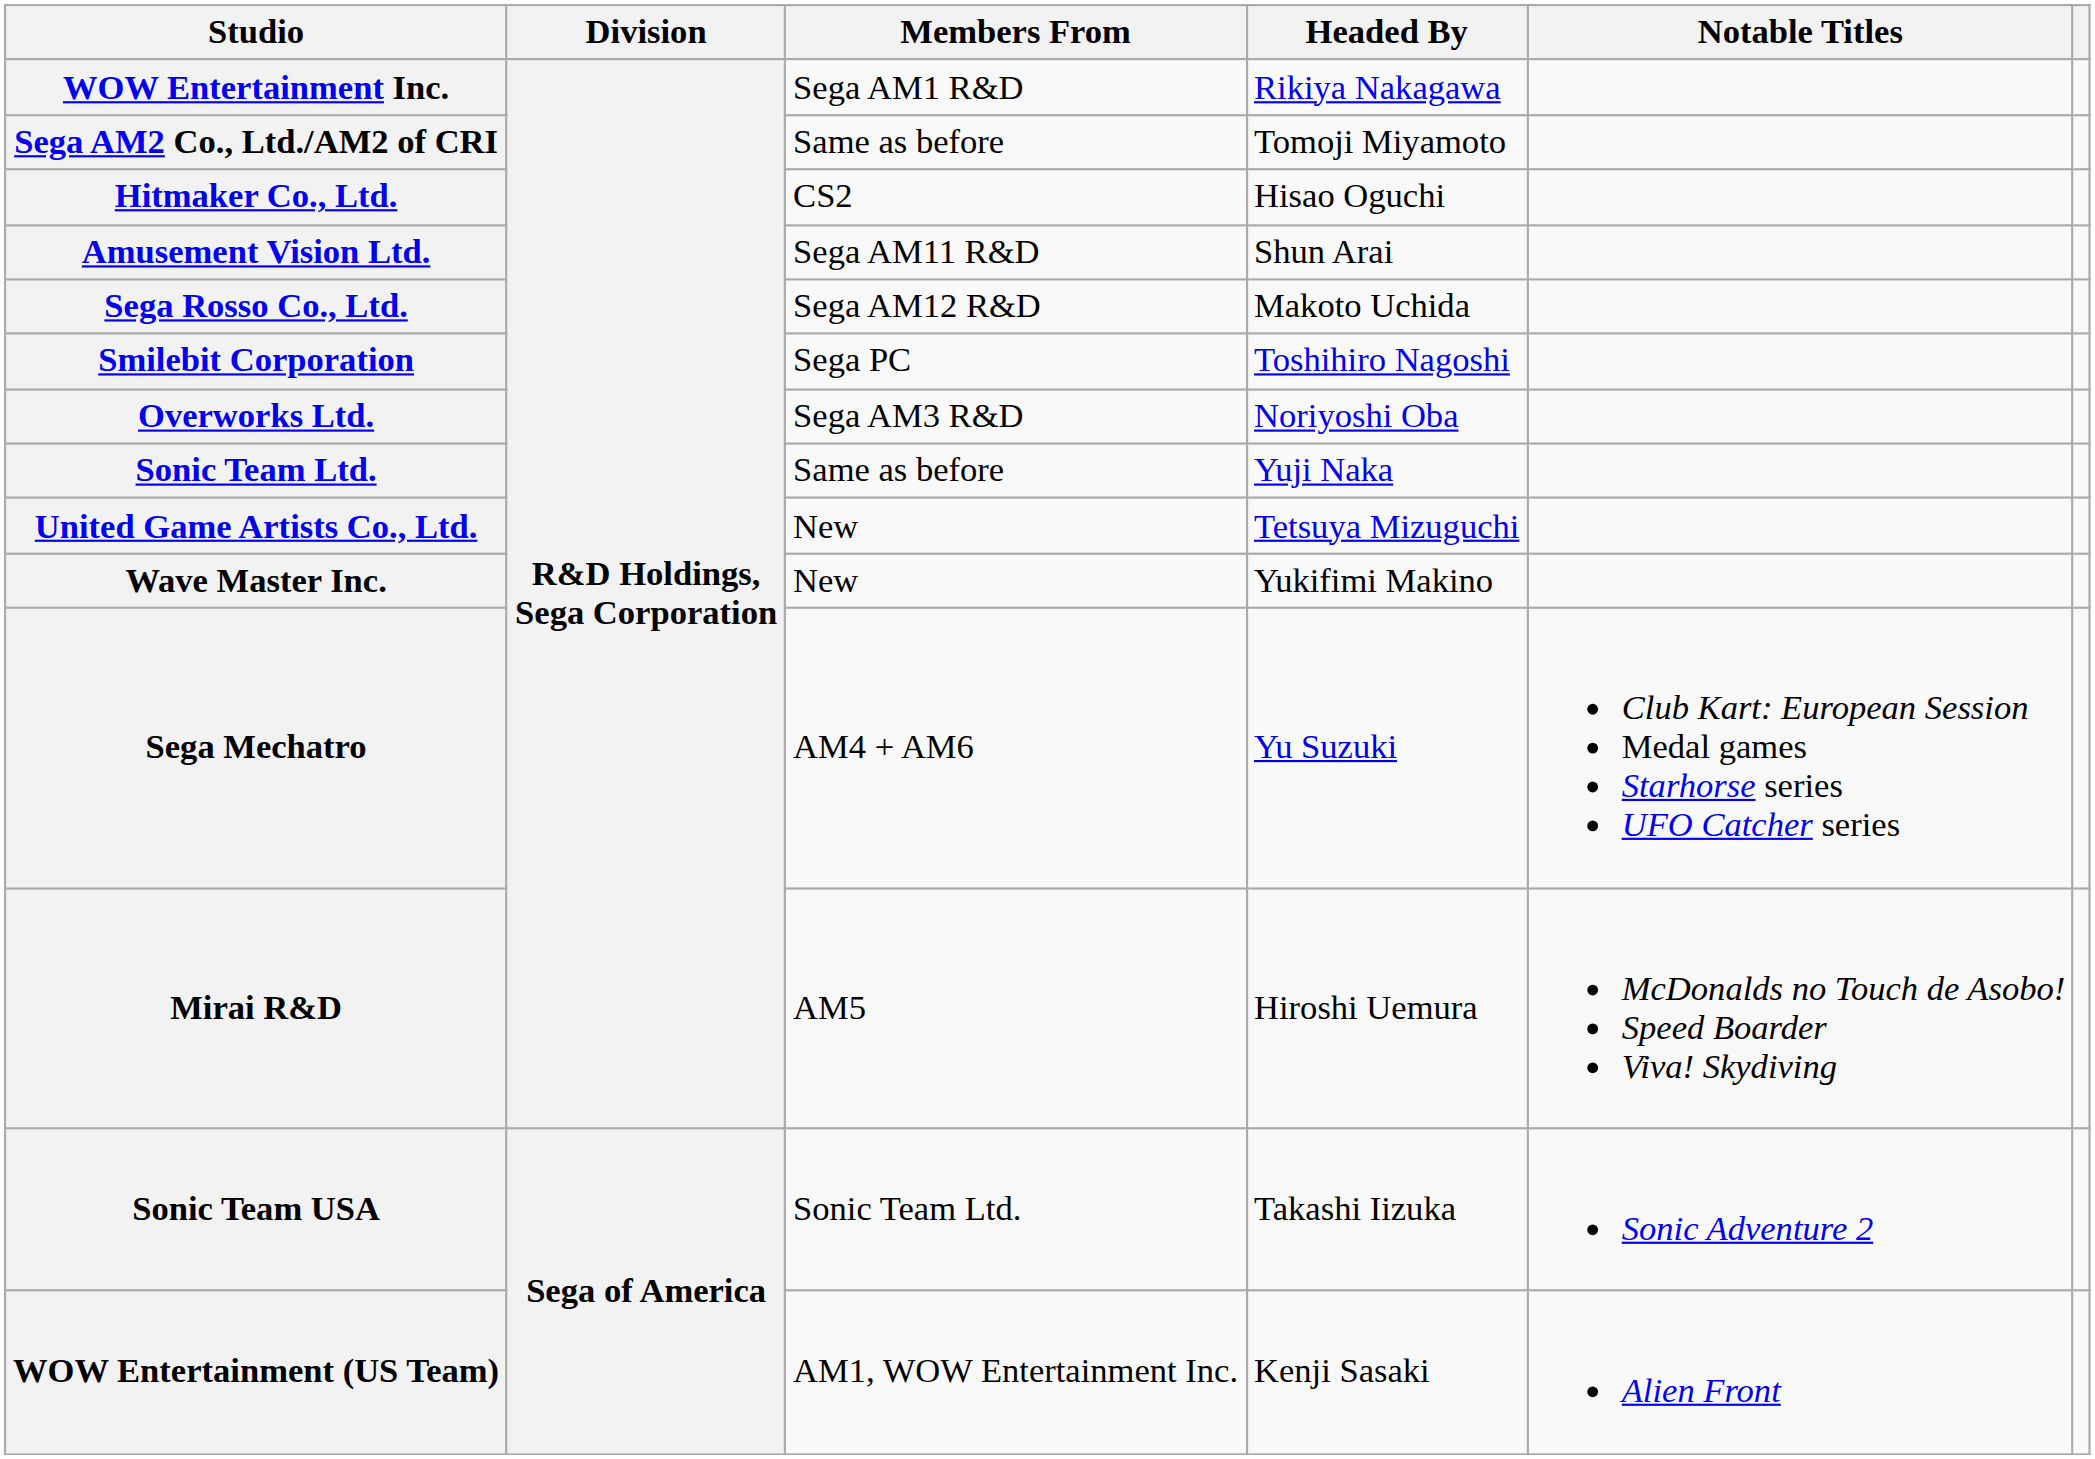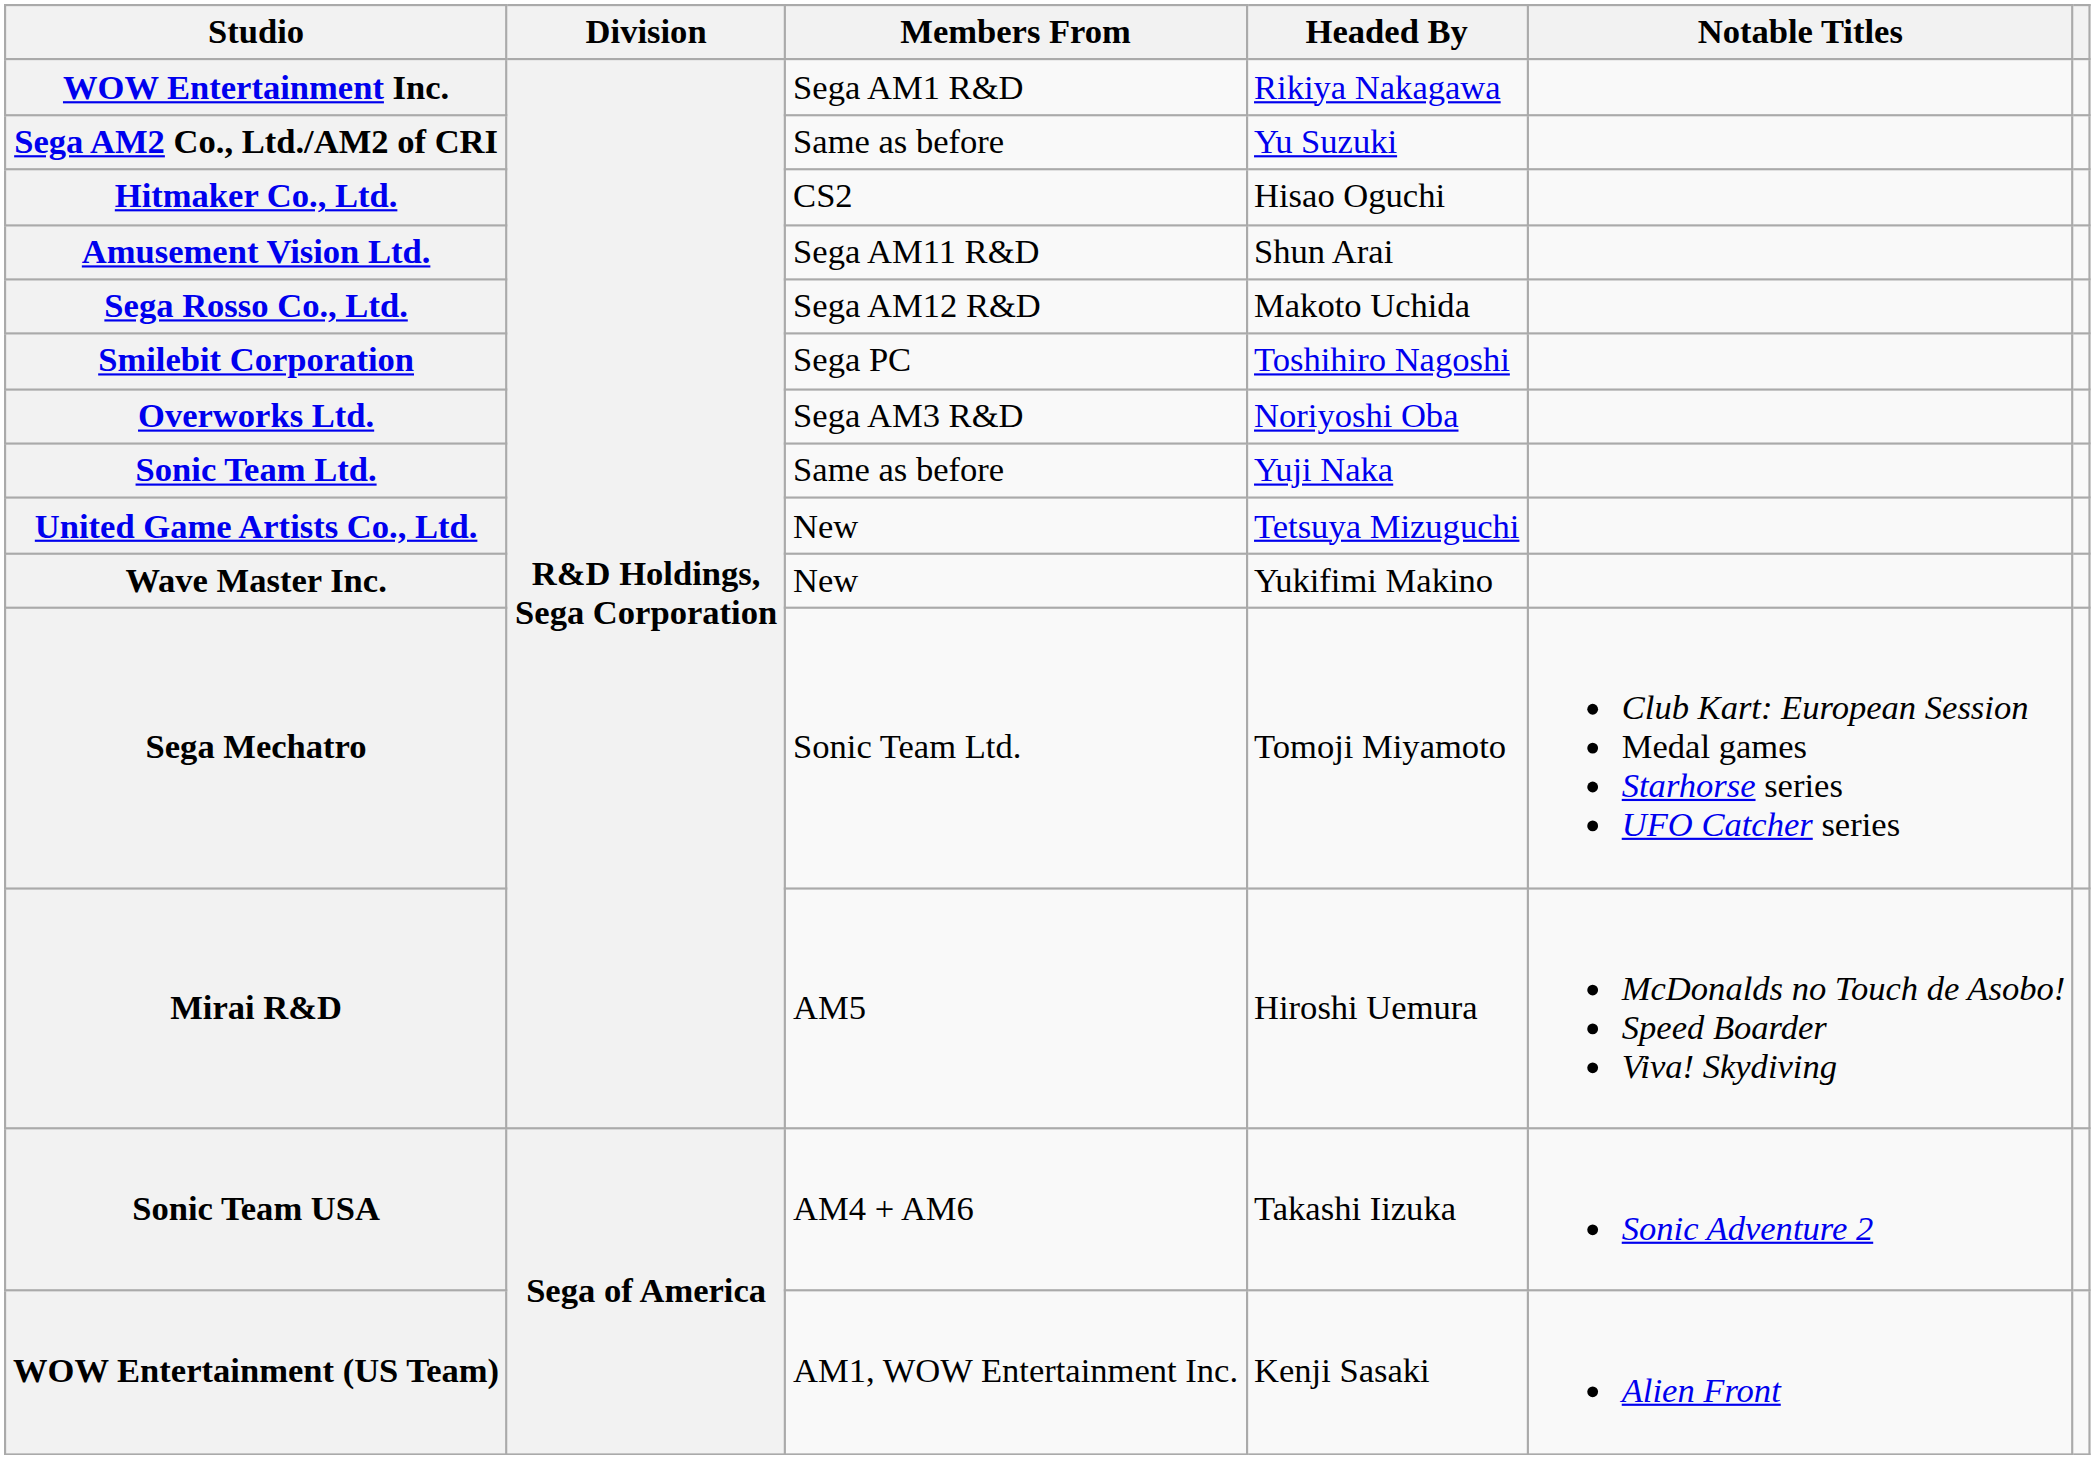(1380, 141) Tomoji Miyamoto -> (1326, 141) Yu Suzuki
(883, 747) AM4 + AM6 -> (907, 747) Sonic Team Ltd.
(1326, 747) Yu Suzuki -> (1380, 747) Tomoji Miyamoto
(907, 1208) Sonic Team Ltd. -> (883, 1208) AM4 + AM6
